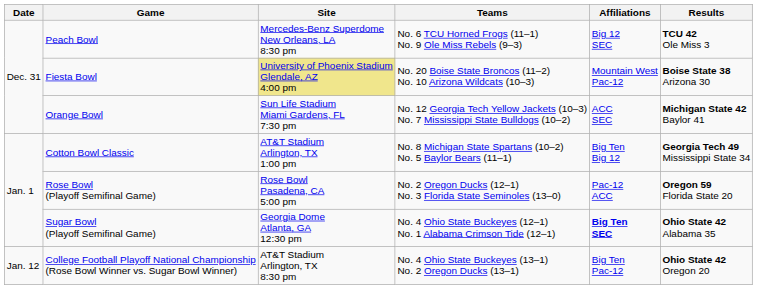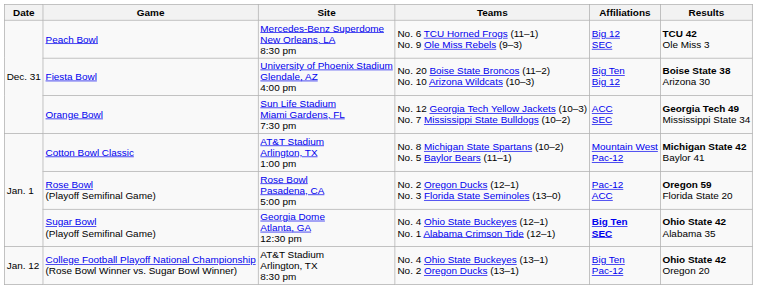(327, 77) khaki background -> (327, 77) no background
(625, 77) Mountain West Pac-12 -> (608, 77) Big Ten Big 12
(704, 115) Michigan State 42 Baylor 41 -> (706, 115) Georgia Tech 49 Mississippi State 34
(608, 153) Big Ten Big 12 -> (625, 153) Mountain West Pac-12
(706, 153) Georgia Tech 49 Mississippi State 34 -> (704, 153) Michigan State 42 Baylor 41
